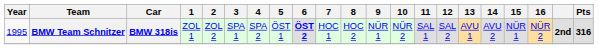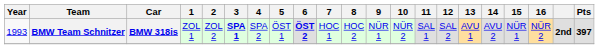(17, 31) 1995 -> (17, 31) 1993
(236, 31) normal -> (236, 31) bold
(583, 31) 316 -> (584, 31) 397
